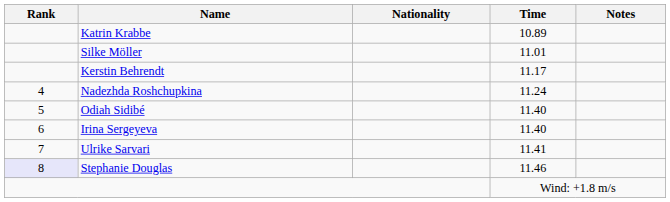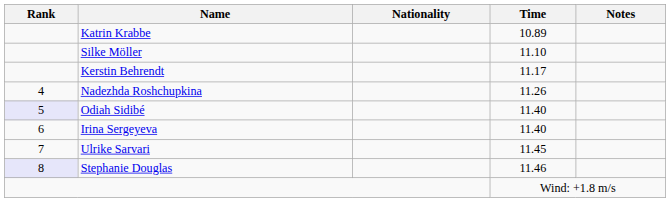(533, 52) 11.01 -> (533, 52) 11.10
(533, 91) 11.24 -> (533, 91) 11.26
(41, 110) no background -> (41, 110) lavender background
(533, 149) 11.41 -> (533, 149) 11.45
